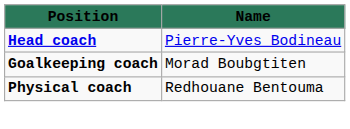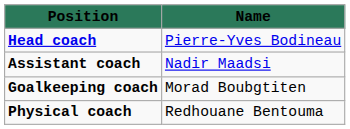+ row: (74, 64)
